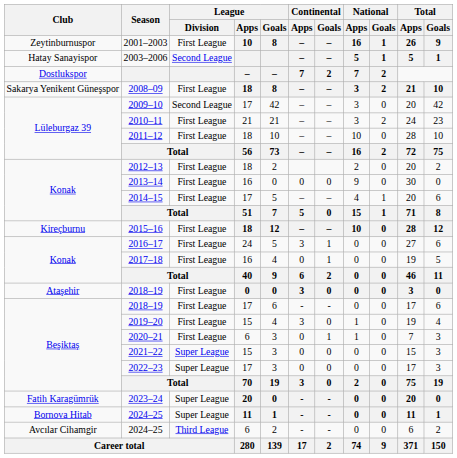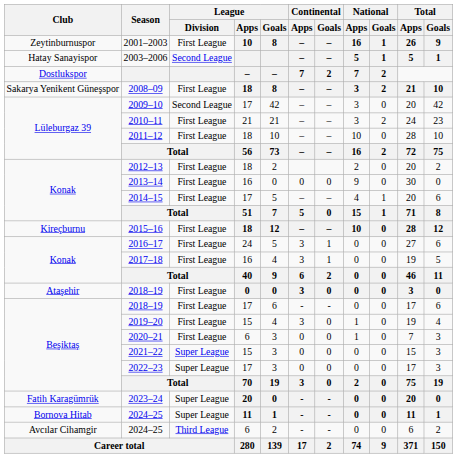(302, 259) 0 -> (302, 259) 3
(329, 337) 1 -> (329, 337) 0
